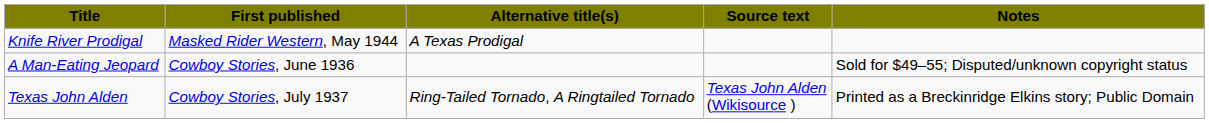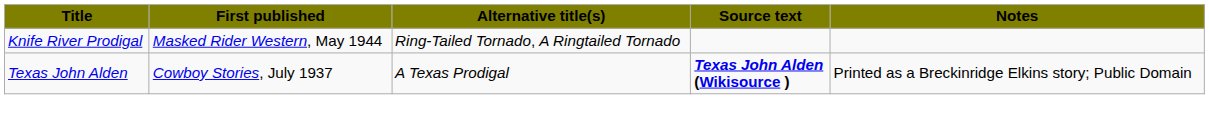(466, 40) A Texas Prodigal -> (538, 40) Ring-Tailed Tornado, A Ringtailed Tornado
- row: (83, 64)
(552, 97) Ring-Tailed Tornado, A Ringtailed Tornado -> (452, 73) A Texas Prodigal
(767, 97) normal -> (759, 73) bold
